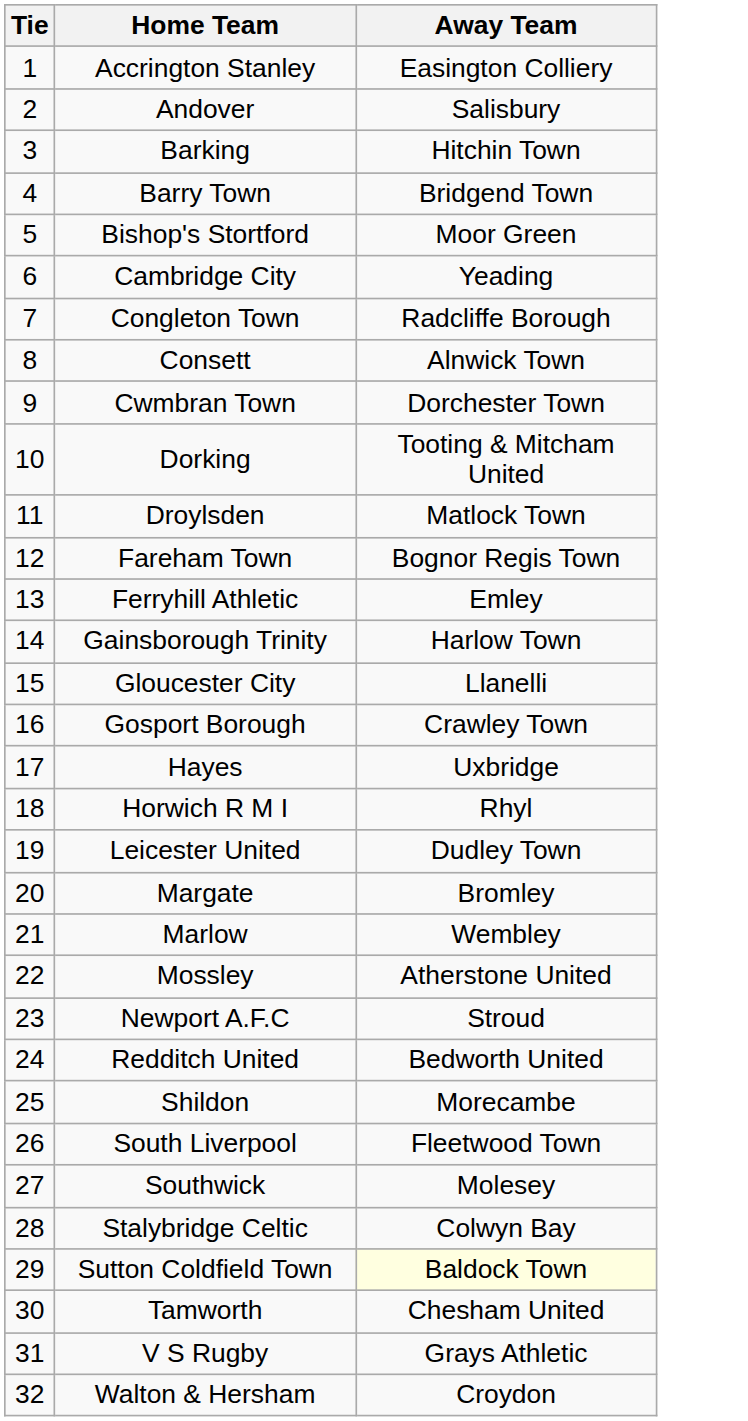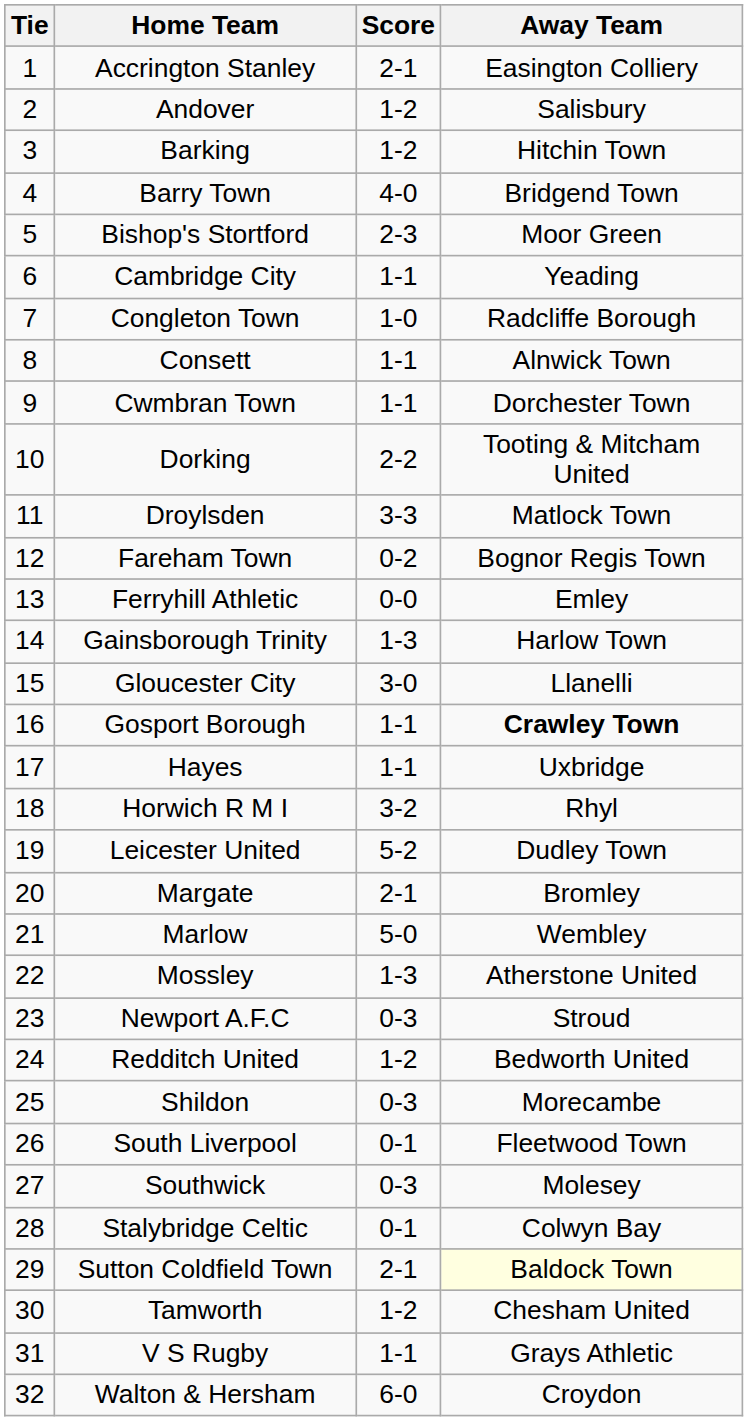+ column: (398, 25)
(506, 725) normal -> (592, 725) bold
